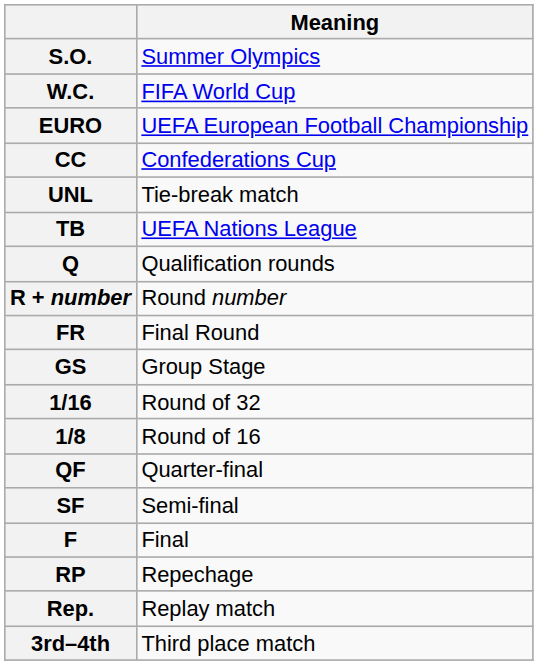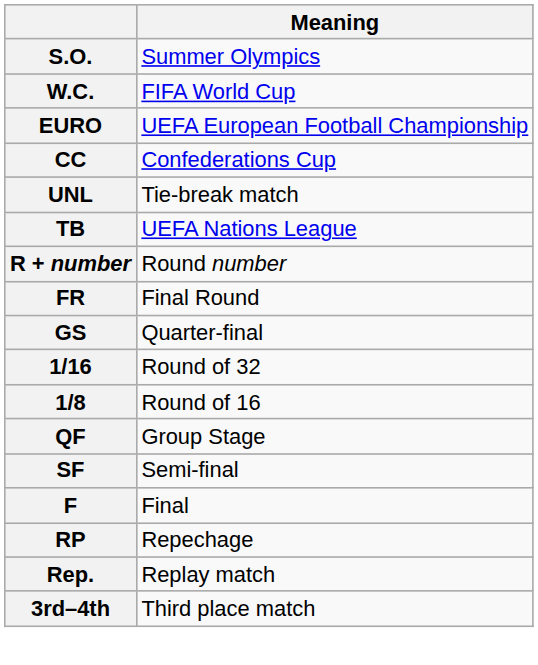- row: (71, 263)
(203, 367) Group Stage -> (202, 332) Quarter-final
(202, 470) Quarter-final -> (203, 436) Group Stage
